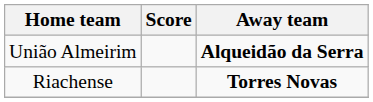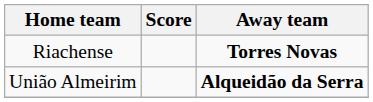rows swapped: (73, 81) <-> (73, 50)
